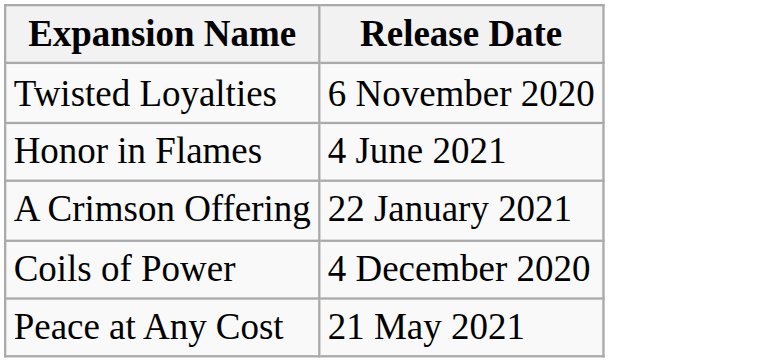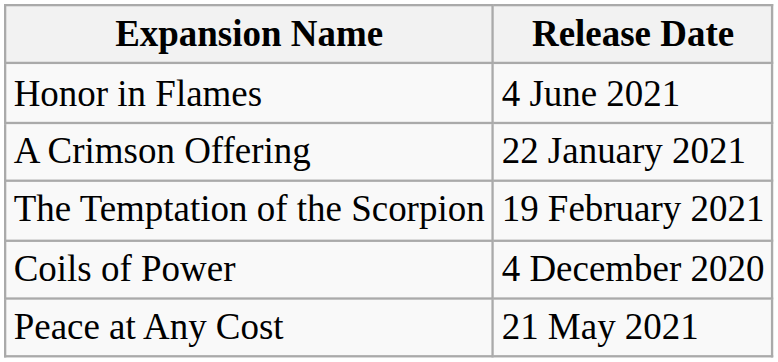- row: (145, 92)
+ row: (249, 209)
